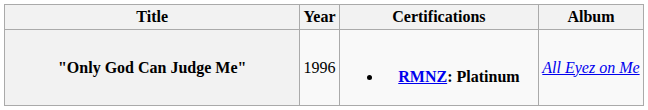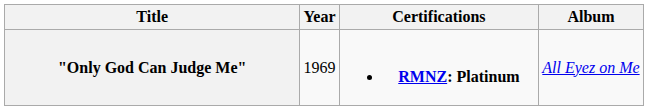(320, 67) 1996 -> (320, 67) 1969
